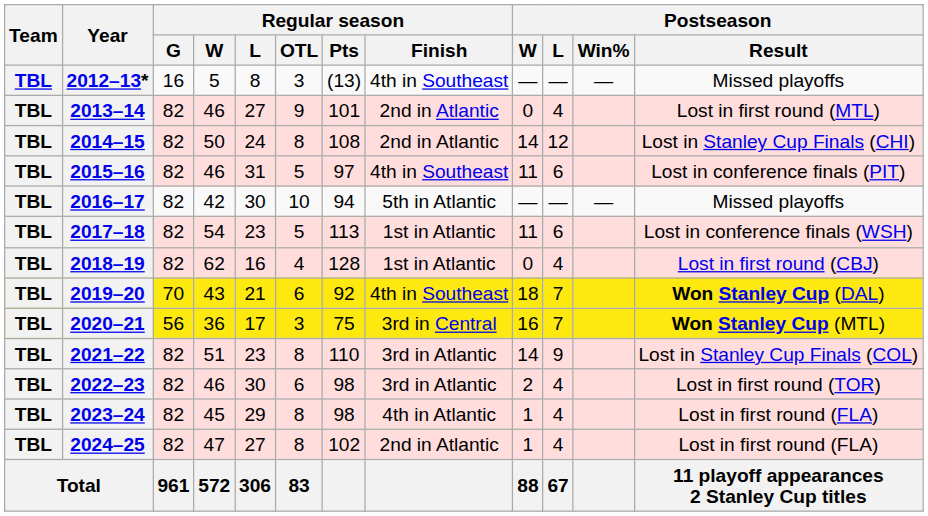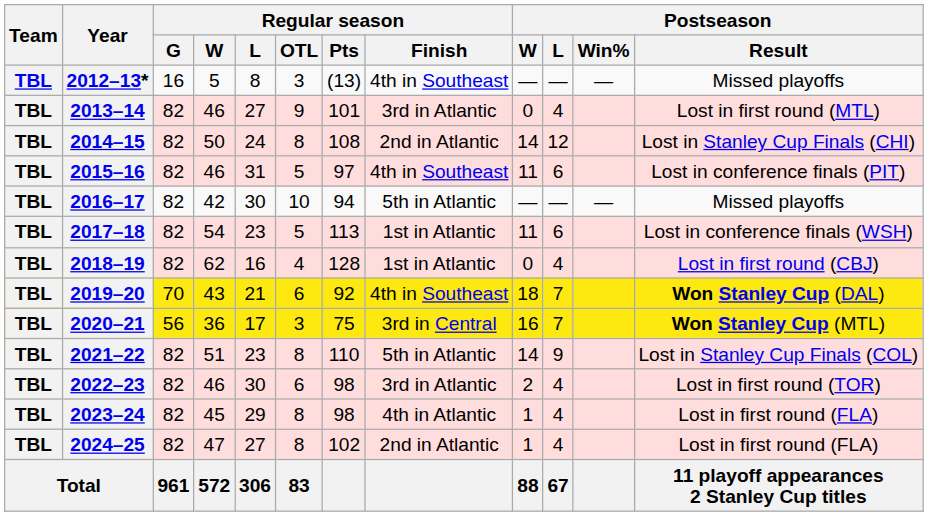(439, 111) 2nd in Atlantic -> (439, 111) 3rd in Atlantic
(439, 353) 3rd in Atlantic -> (439, 353) 5th in Atlantic
